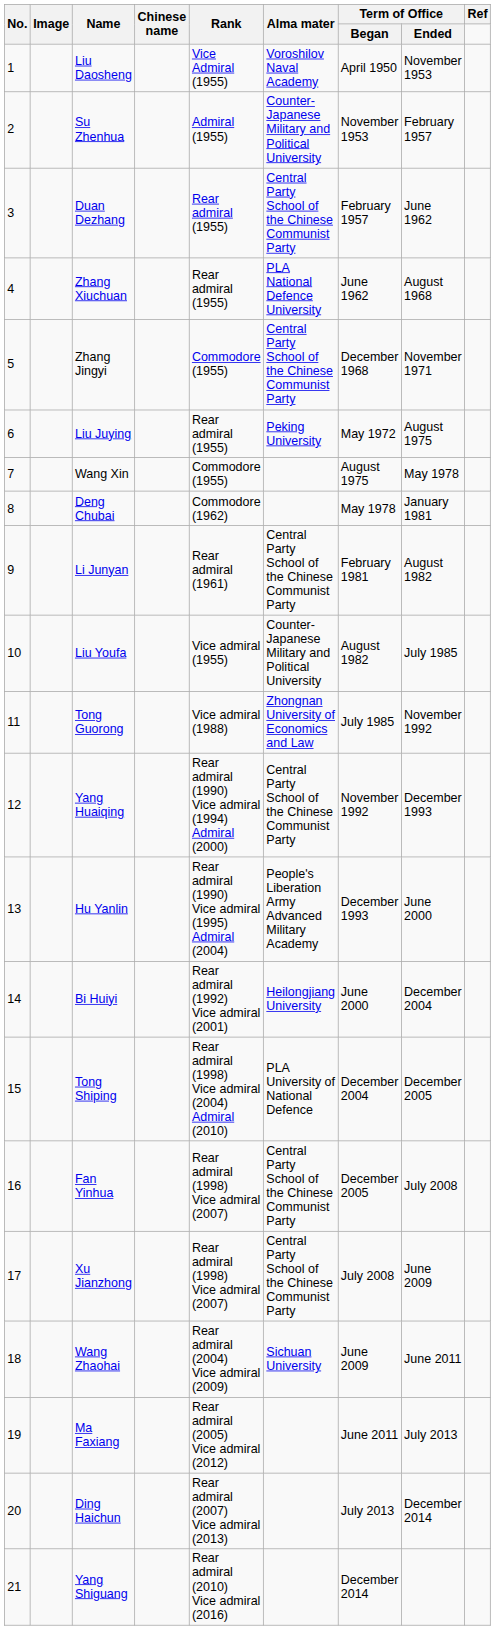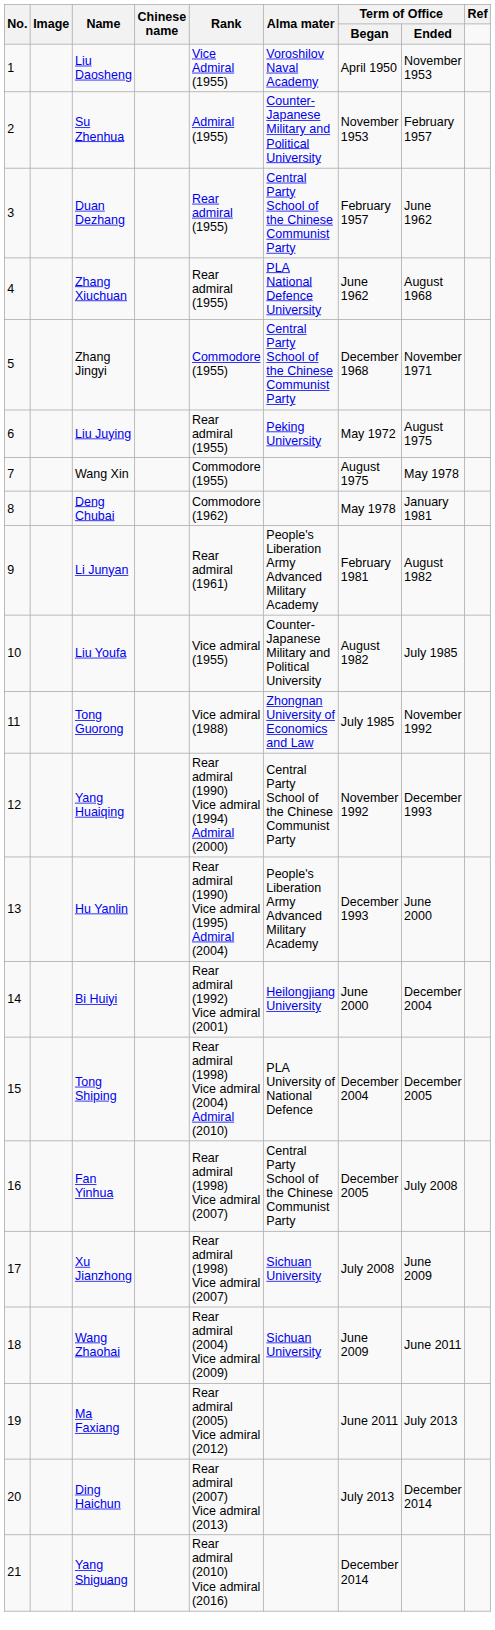(300, 570) Central Party School of the Chinese Communist Party -> (294, 570) People's Liberation Army Advanced Military Academy
(300, 1276) Central Party School of the Chinese Communist Party -> (294, 1269) Sichuan University
